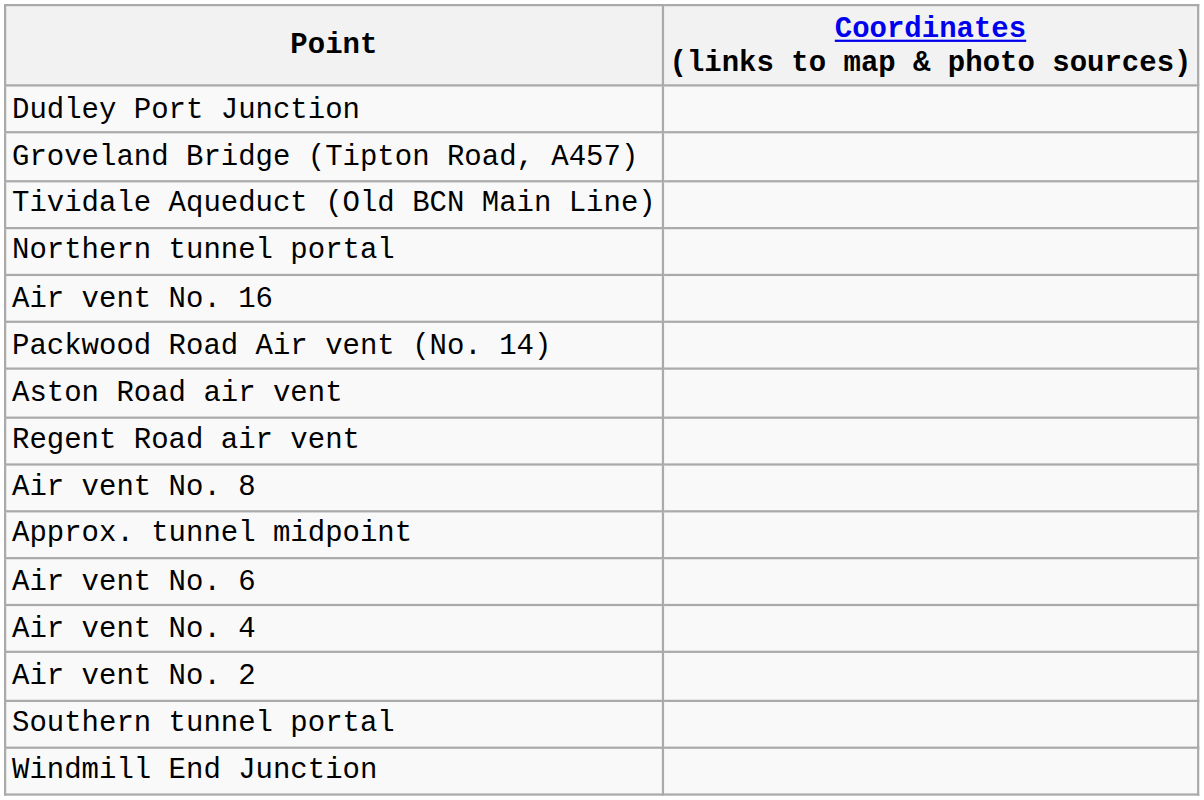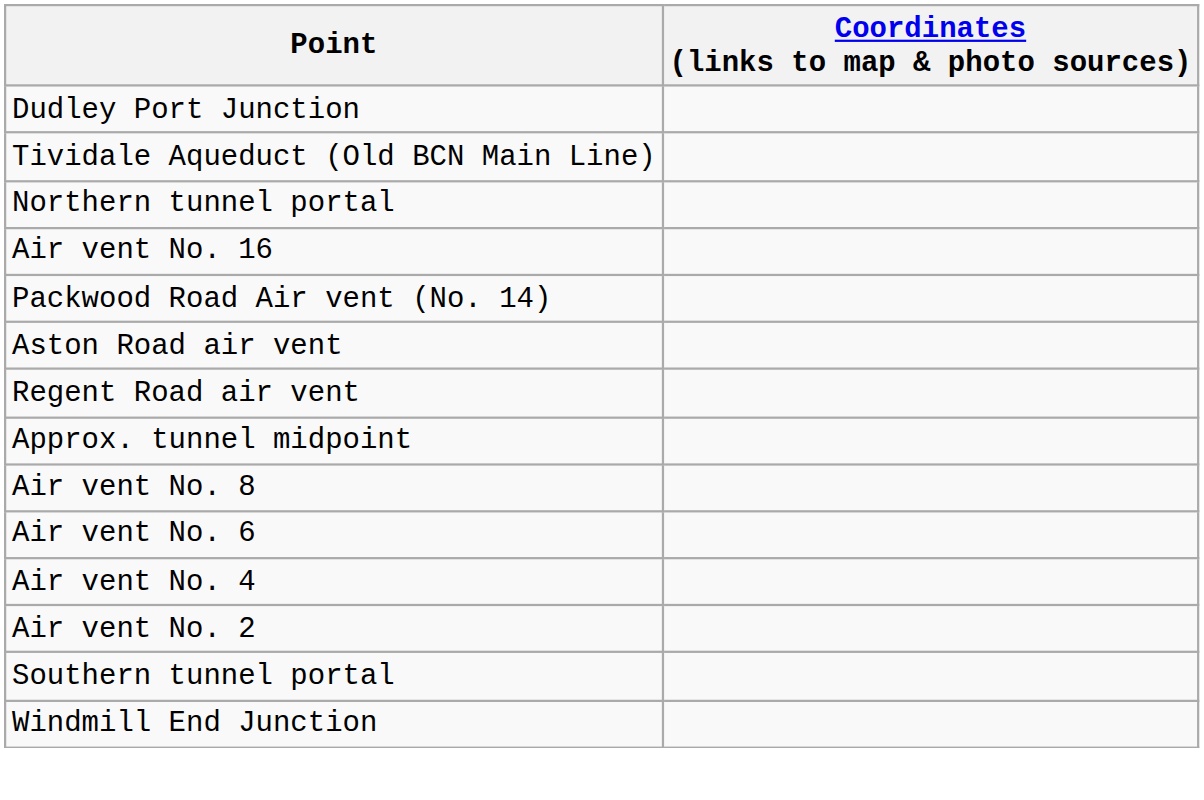- row: (325, 157)
rows swapped: (212, 535) <-> (134, 487)
